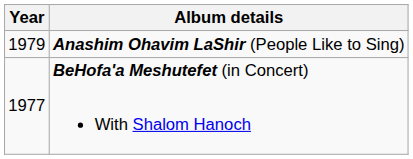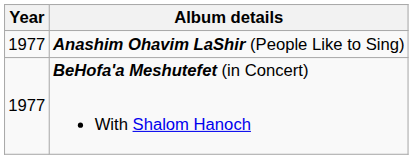(27, 44) 1979 -> (27, 44) 1977
